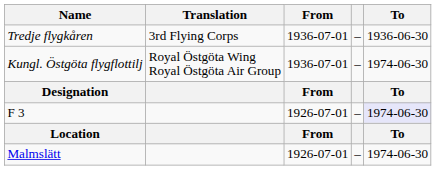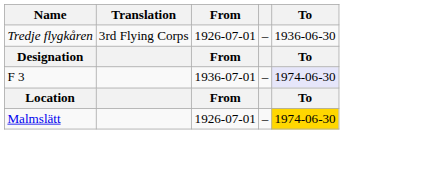(318, 35) 1936-07-01 -> (225, 35) 1926-07-01
- row: (75, 63)
(318, 112) 1926-07-01 -> (225, 77) 1936-07-01
(398, 154) no background -> (305, 118) gold background
